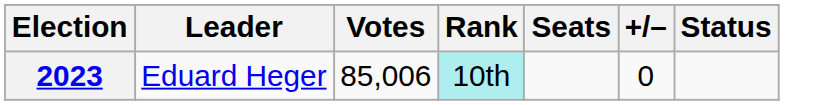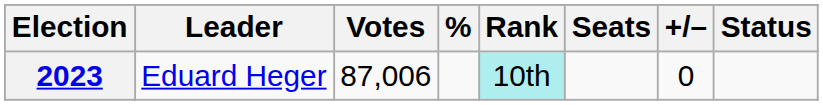+ column: (458, 28)
(386, 75) 85,006 -> (386, 75) 87,006
